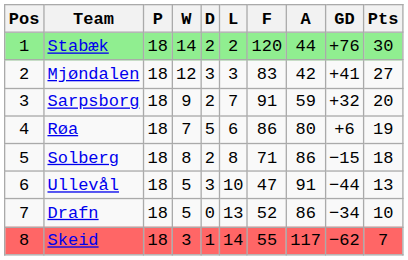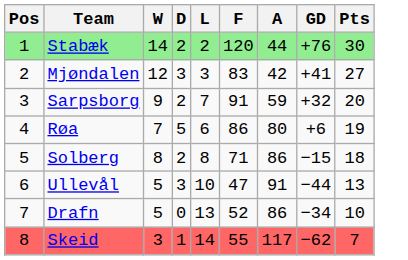- column: (158, 19)
